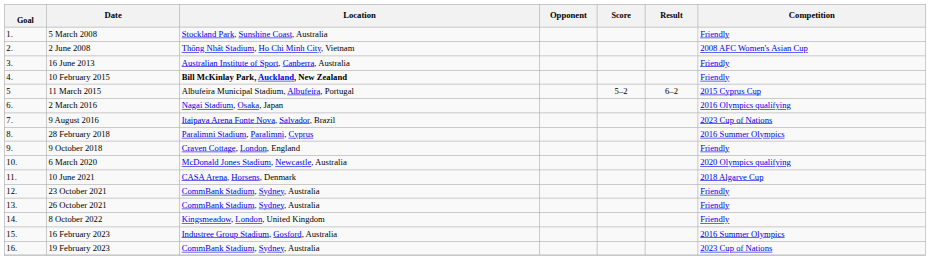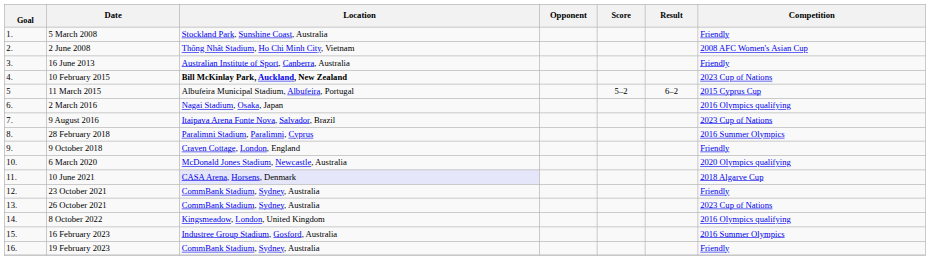(715, 77) Friendly -> (736, 77) 2023 Cup of Nations
(239, 177) no background -> (239, 177) lavender background
(715, 206) Friendly -> (736, 206) 2023 Cup of Nations
(715, 220) Friendly -> (745, 220) 2016 Olympics qualifying
(736, 248) 2023 Cup of Nations -> (715, 248) Friendly
